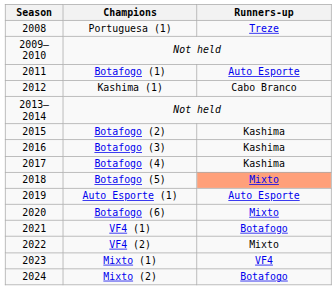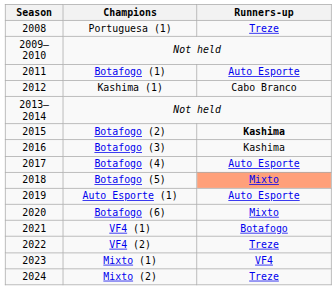(264, 132) normal -> (264, 132) bold
(264, 164) Kashima -> (264, 164) Auto Esporte
(264, 245) Mixto -> (264, 245) Treze
(264, 277) Botafogo -> (264, 277) Treze
